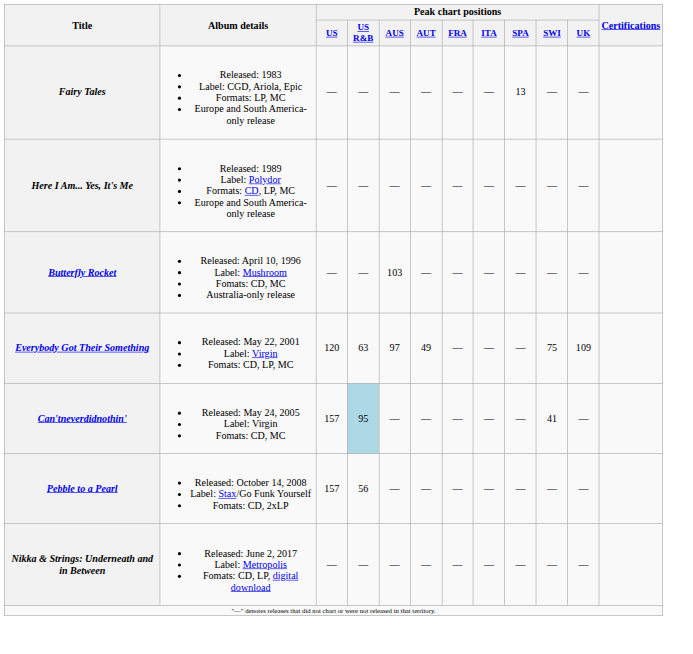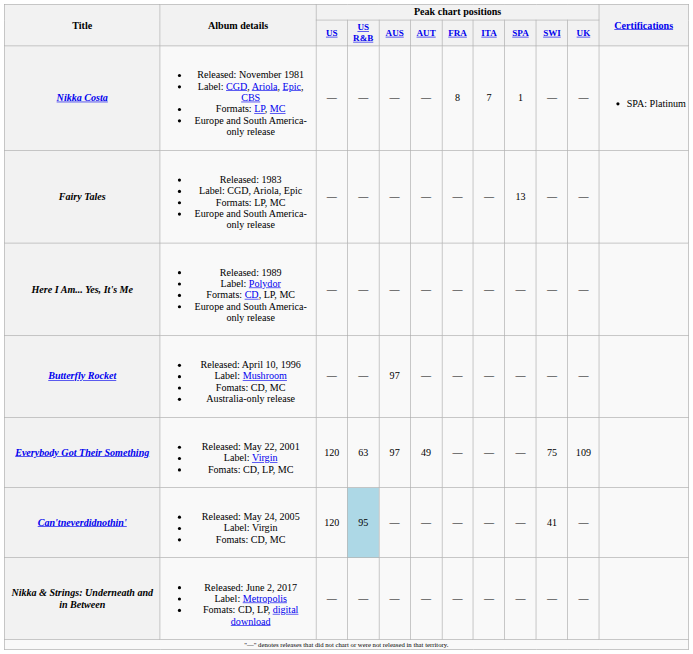+ row: (82, 98)
(395, 272) 103 -> (395, 376) 97
(332, 418) 157 -> (332, 522) 120
- row: (82, 488)
